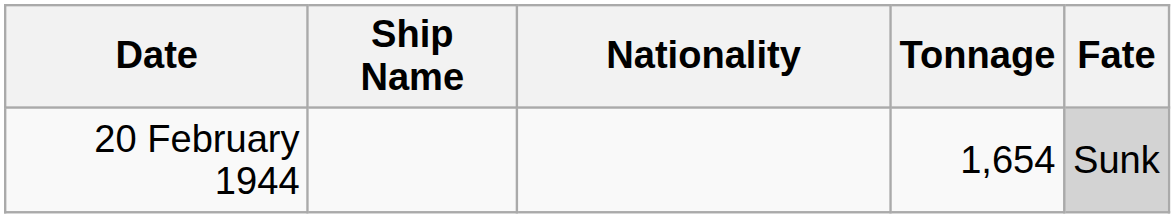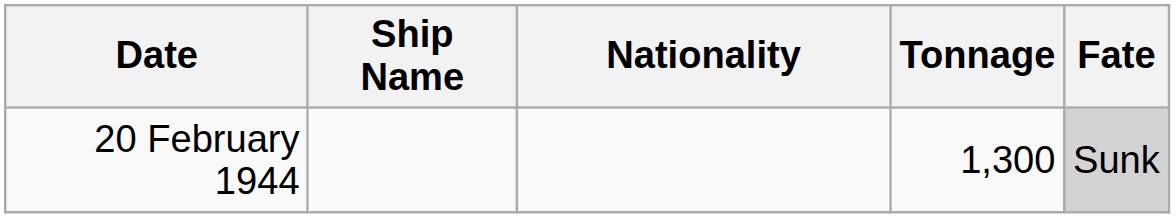(1008, 159) 1,654 -> (1008, 159) 1,300
